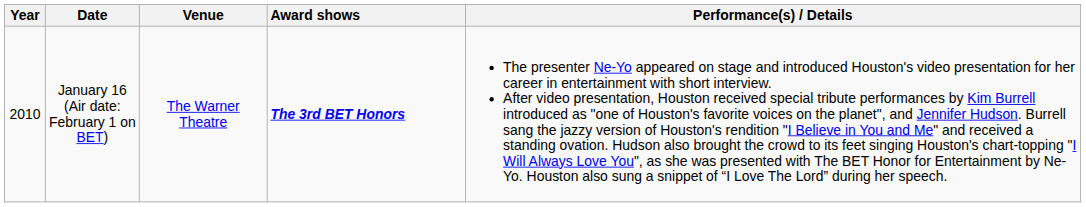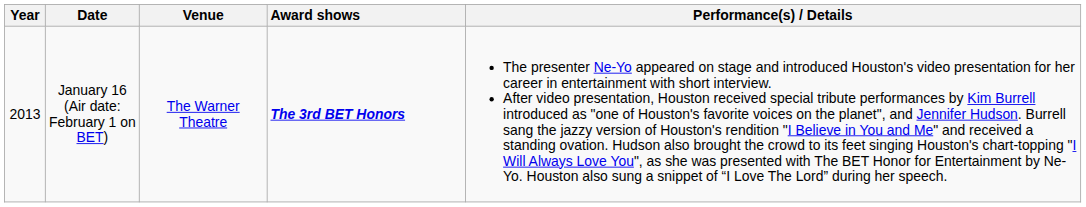(25, 114) 2010 -> (25, 114) 2013
